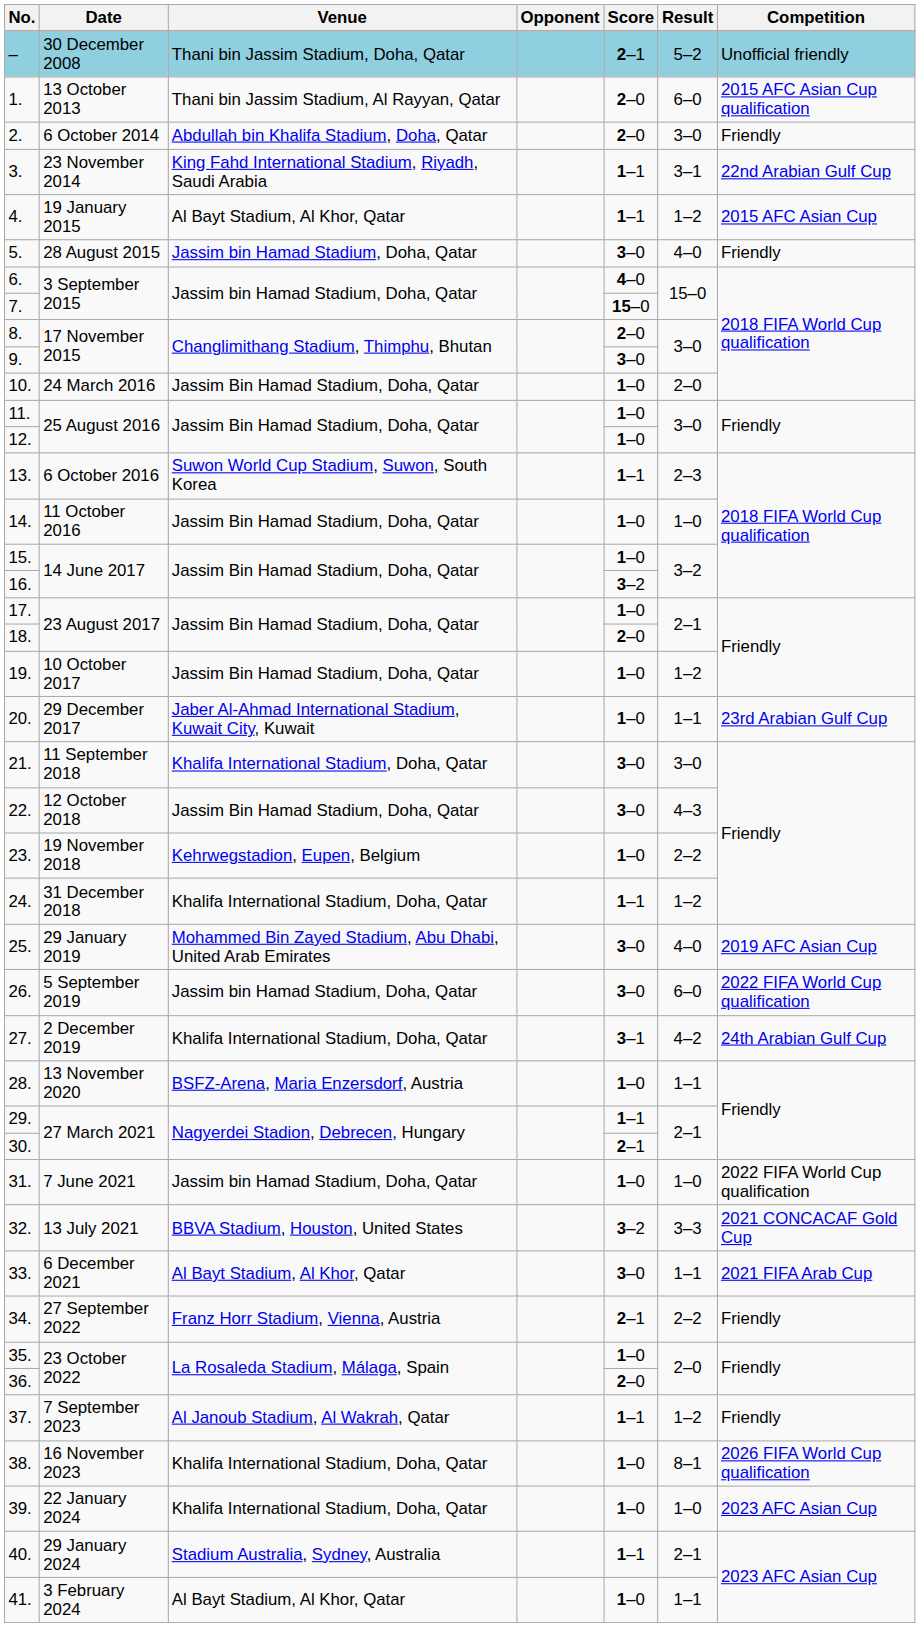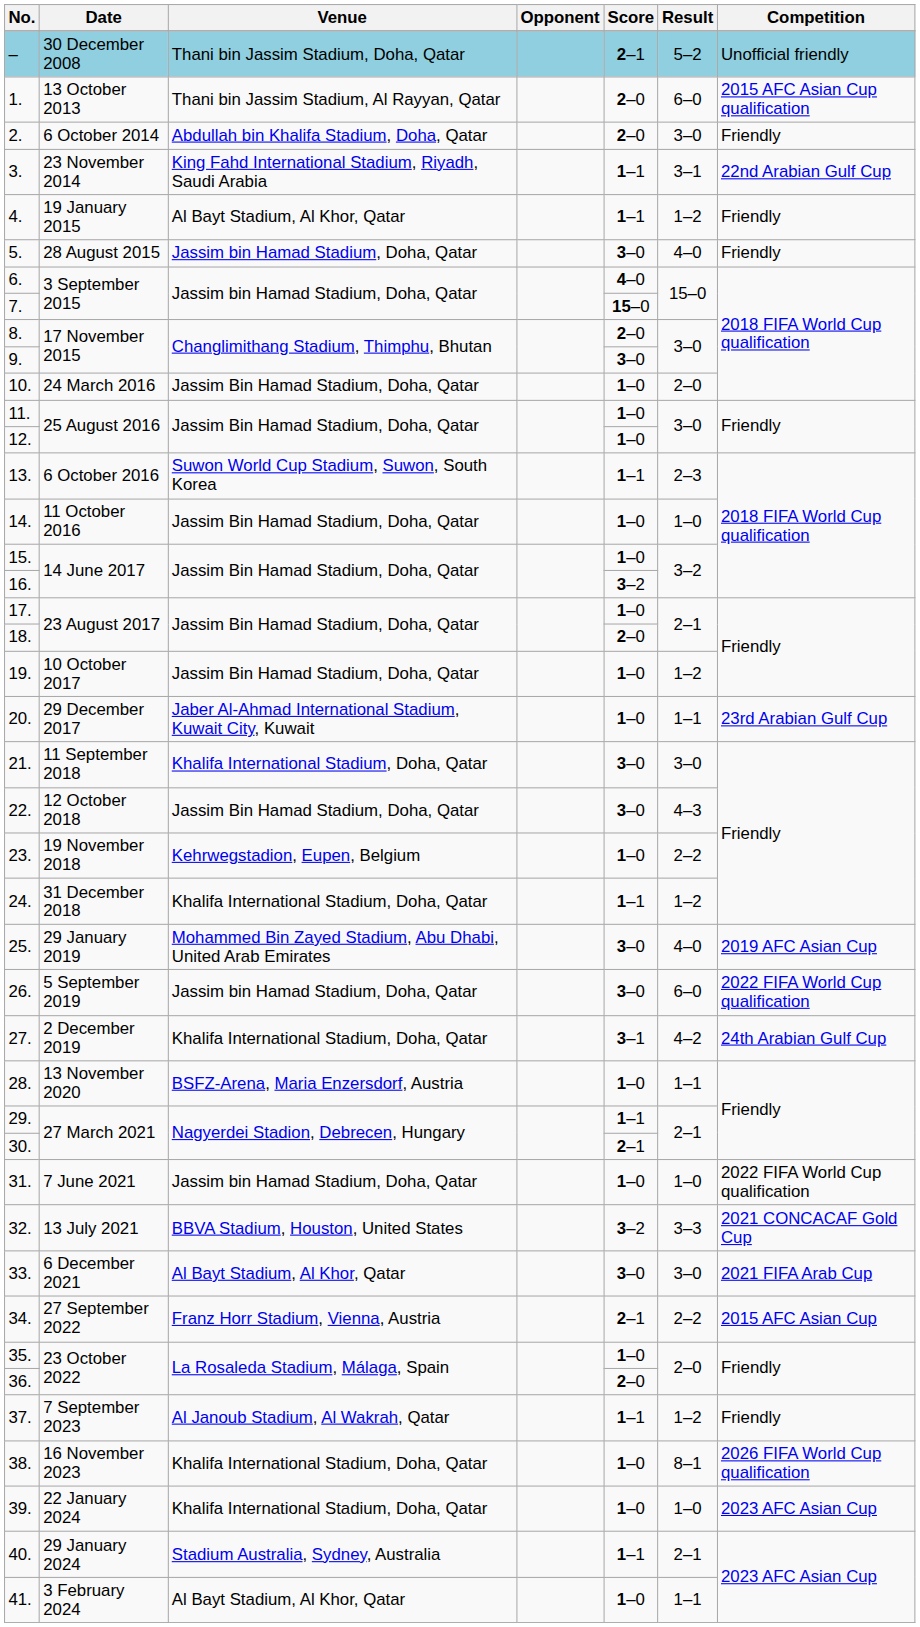(799, 217) 2015 AFC Asian Cup -> (751, 217) Friendly
(688, 1273) 1–1 -> (688, 1273) 3–0
(751, 1318) Friendly -> (799, 1318) 2015 AFC Asian Cup
